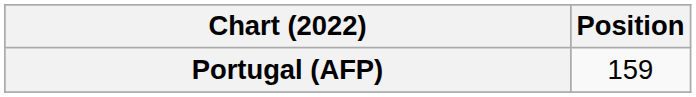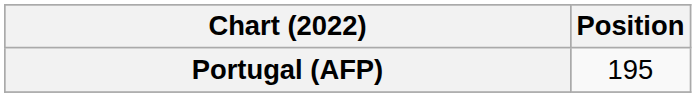(630, 69) 159 -> (630, 69) 195
